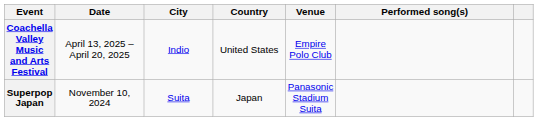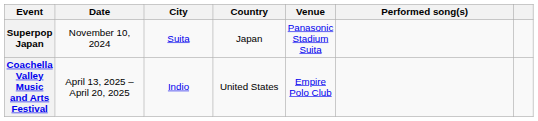rows swapped: (30, 98) <-> (30, 49)
